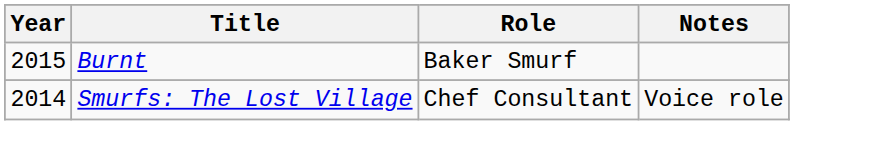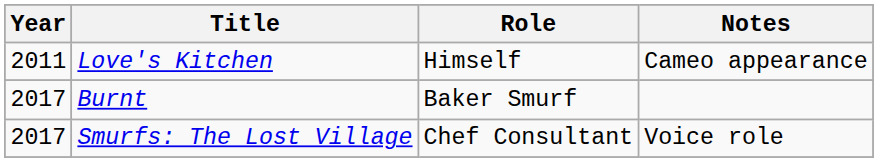+ row: (175, 62)
(38, 62) 2015 -> (38, 100) 2017
(38, 100) 2014 -> (38, 138) 2017
